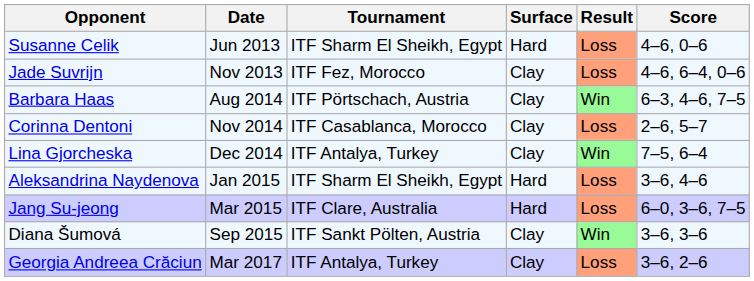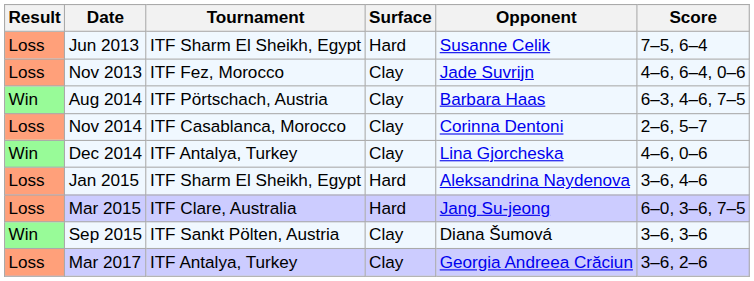columns swapped: (607, 18) <-> (105, 18)
(674, 45) 4–6, 0–6 -> (674, 45) 7–5, 6–4
(674, 153) 7–5, 6–4 -> (674, 153) 4–6, 0–6
